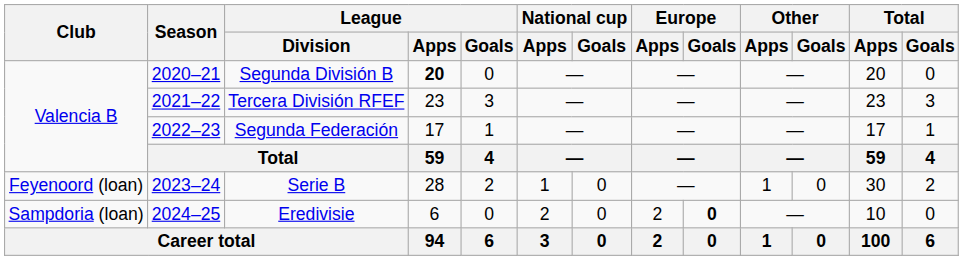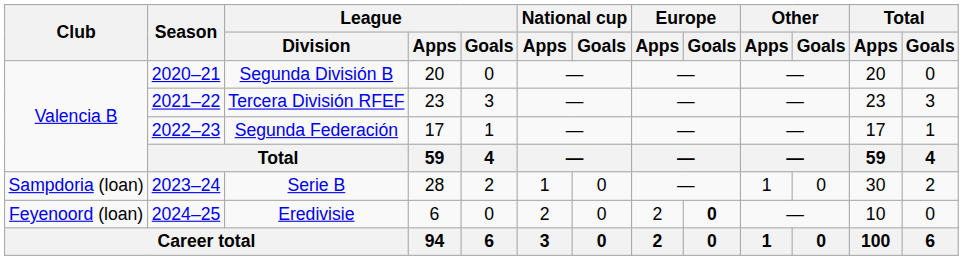(435, 74) bold -> (435, 74) normal
(76, 185) Feyenoord (loan) -> (76, 185) Sampdoria (loan)
(76, 213) Sampdoria (loan) -> (76, 213) Feyenoord (loan)
